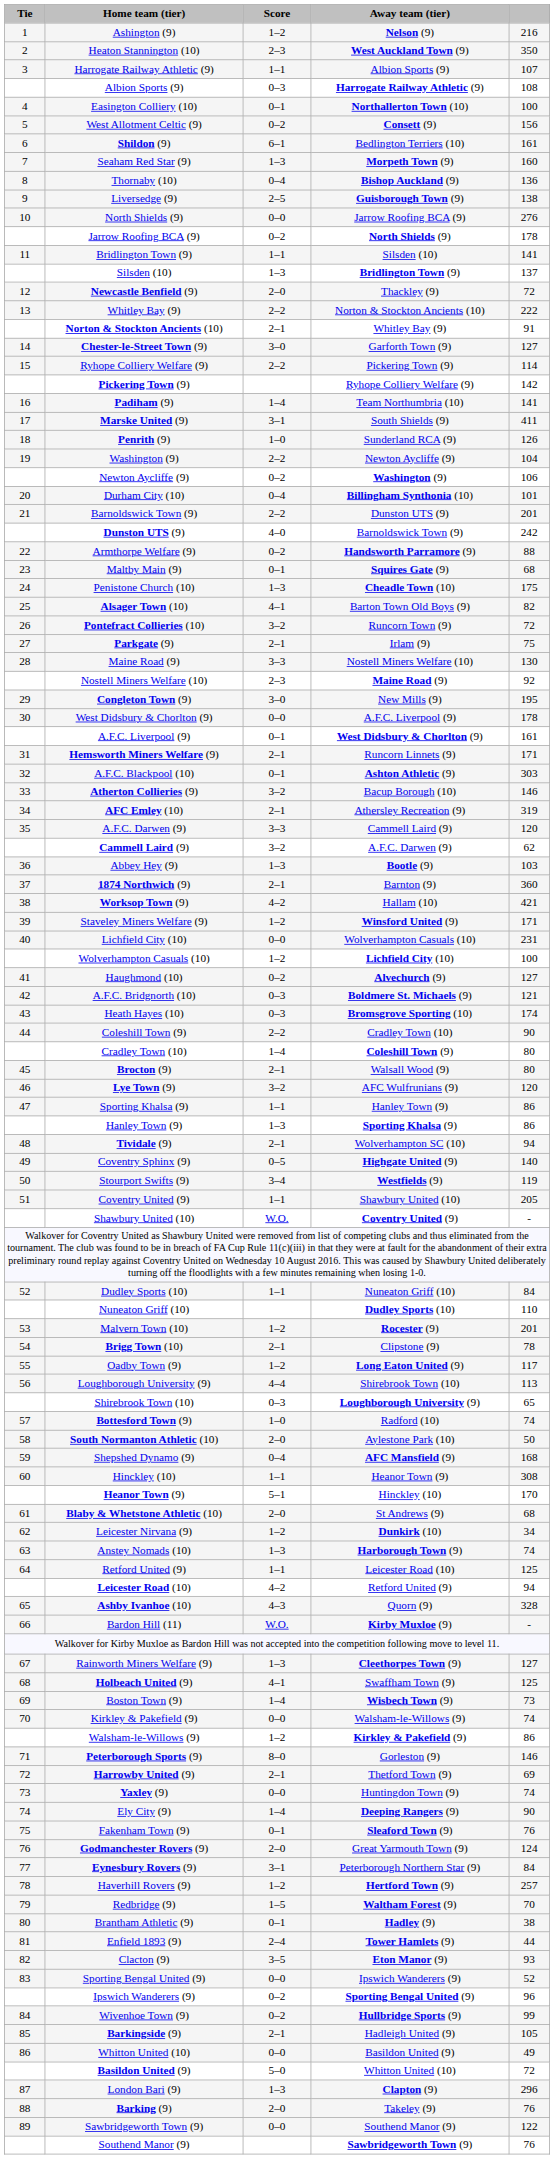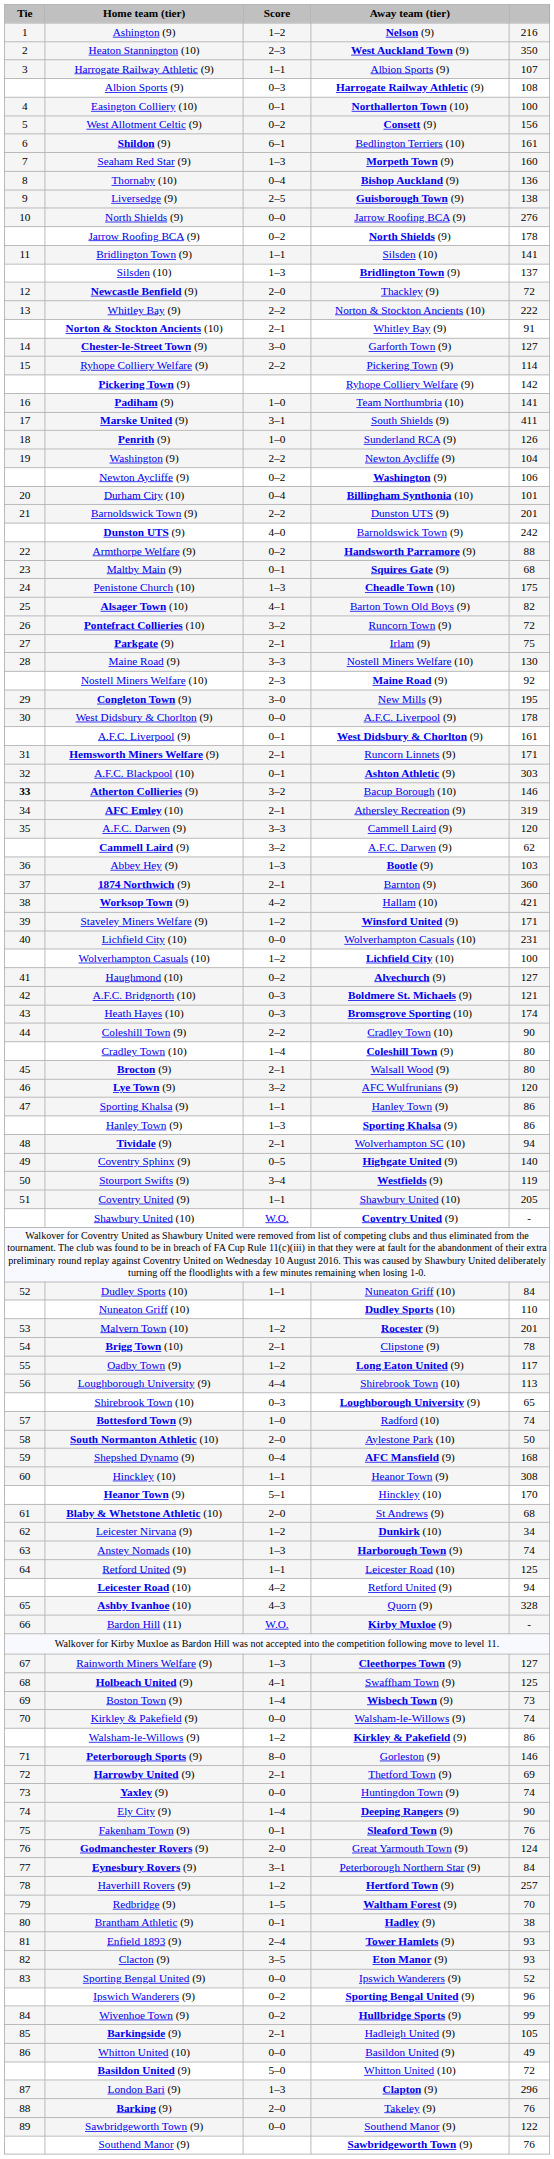(277, 403) 1–4 -> (277, 403) 1–0
(25, 792) normal -> (25, 792) bold
(529, 1941) 44 -> (529, 1941) 93
